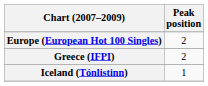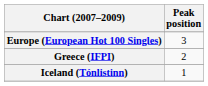(184, 40) 2 -> (184, 40) 3
